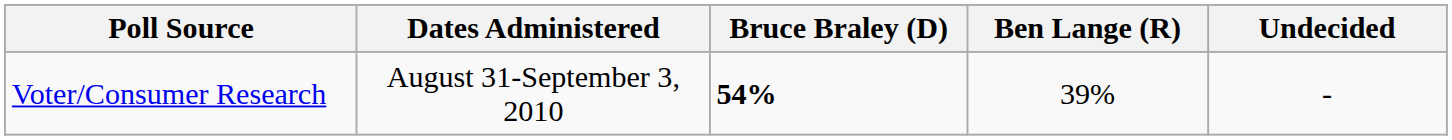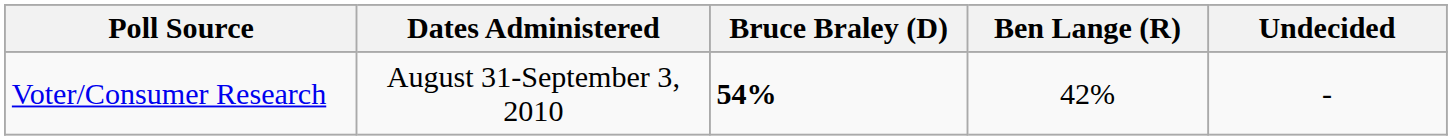(1087, 92) 39% -> (1087, 92) 42%
